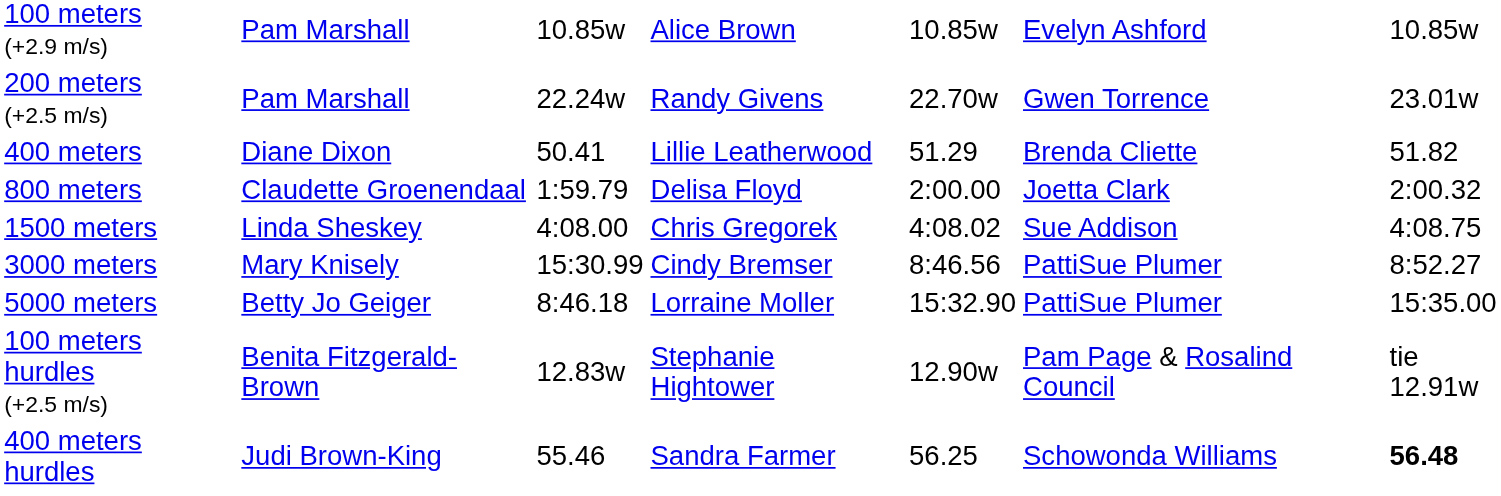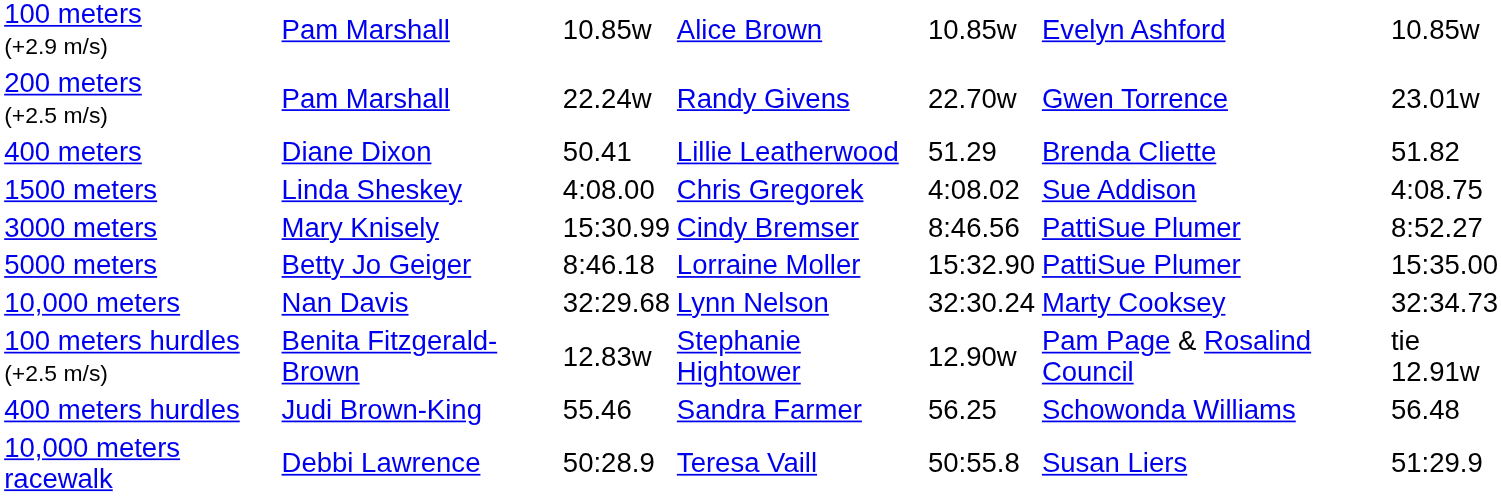- row: (73, 189)
+ row: (92, 303)
(1424, 456) bold -> (1425, 409) normal
+ row: (92, 463)
